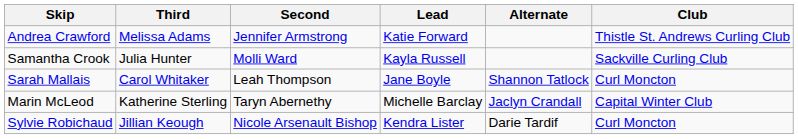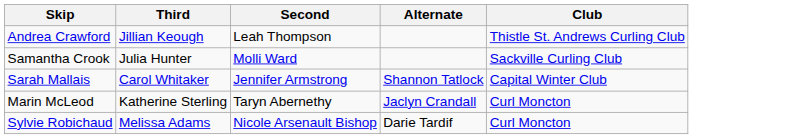- column: (433, 15)
(165, 36) Melissa Adams -> (161, 36) Jillian Keough
(290, 36) Jennifer Armstrong -> (282, 36) Leah Thompson
(282, 79) Leah Thompson -> (290, 79) Jennifer Armstrong
(635, 79) Curl Moncton -> (548, 79) Capital Winter Club
(654, 101) Capital Winter Club -> (530, 101) Curl Moncton
(161, 123) Jillian Keough -> (165, 123) Melissa Adams
